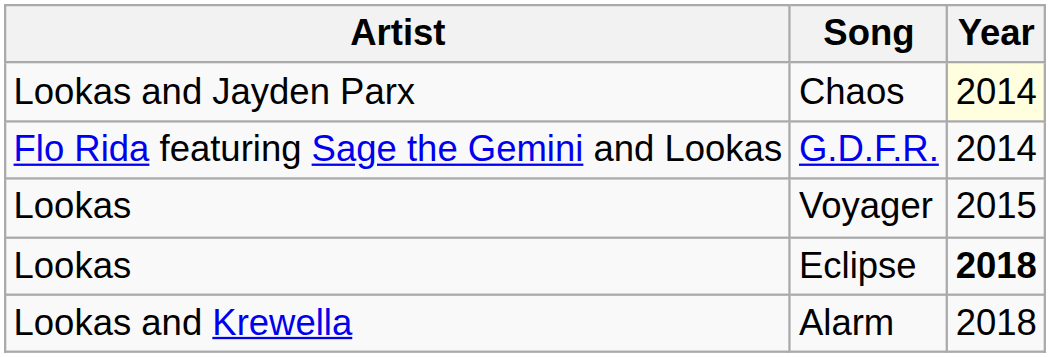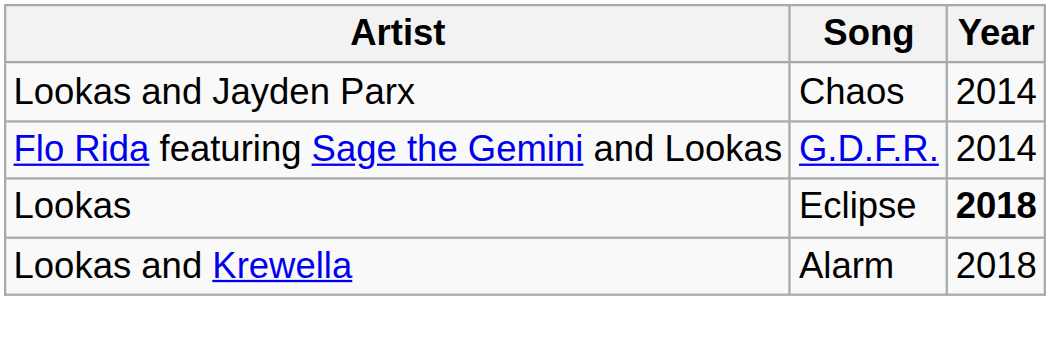(996, 91) lightyellow background -> (996, 91) no background
- row: (866, 206)
